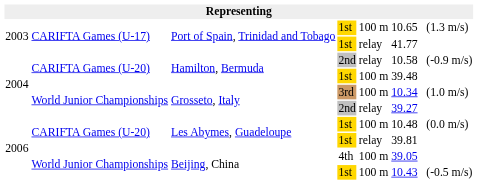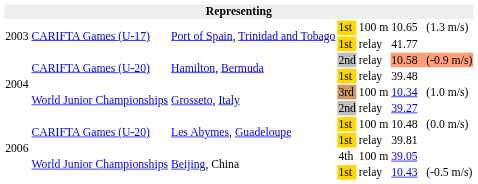(432, 60) no background -> (432, 60) lightsalmon background
(374, 76) 100 m -> (371, 76) relay
(374, 172) 100 m -> (371, 172) relay
